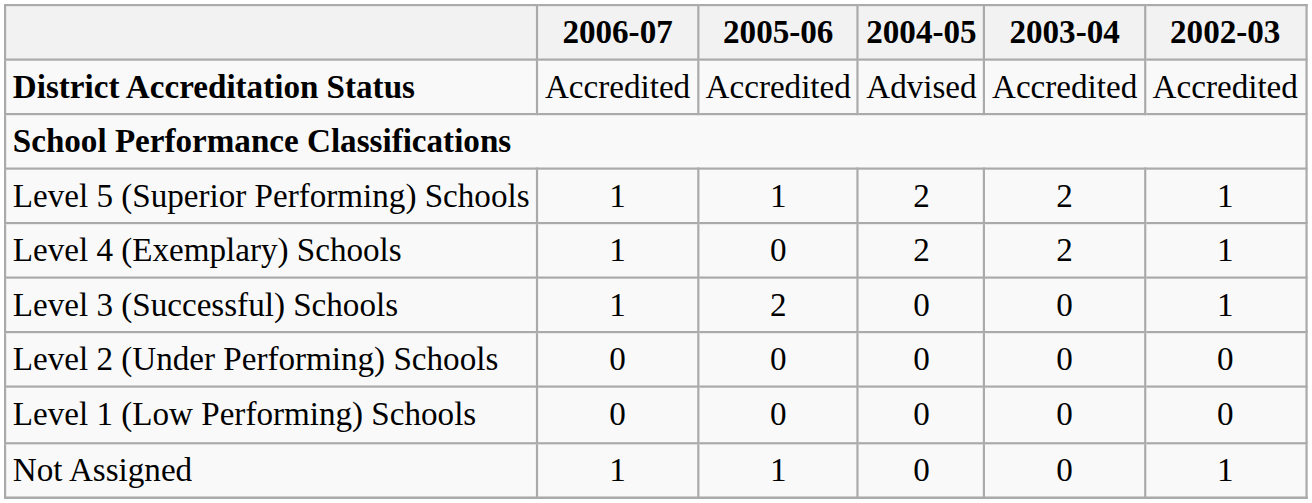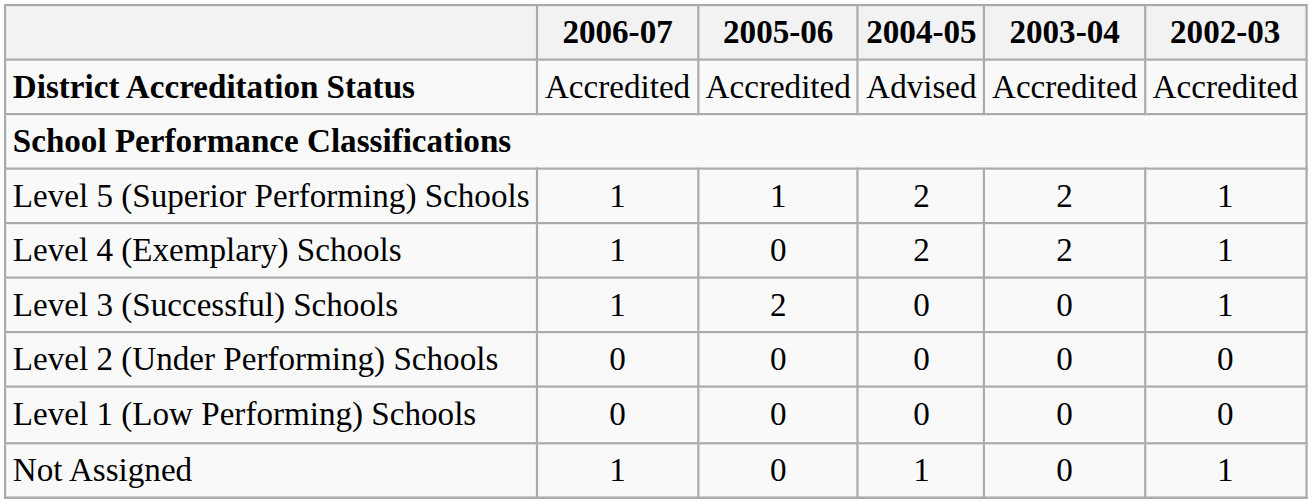(778, 469) 1 -> (778, 469) 0
(921, 469) 0 -> (921, 469) 1
